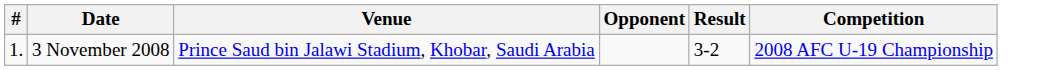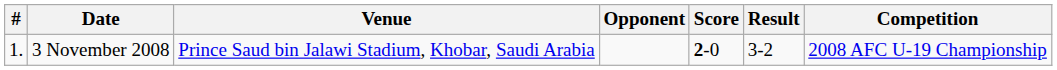+ column: (716, 19)
